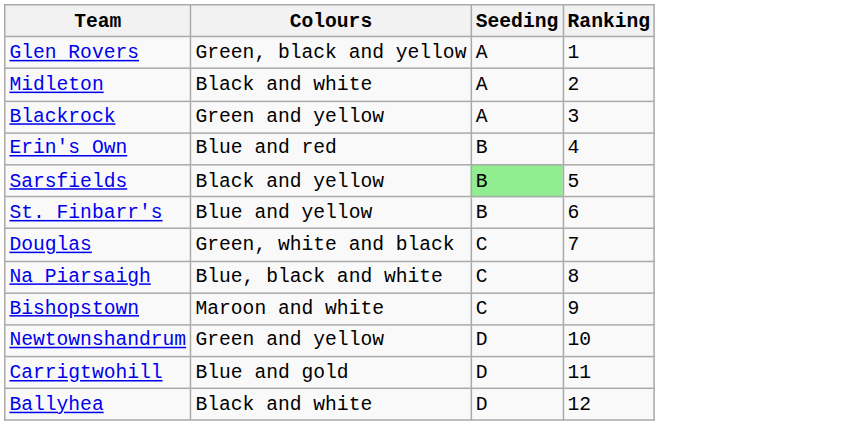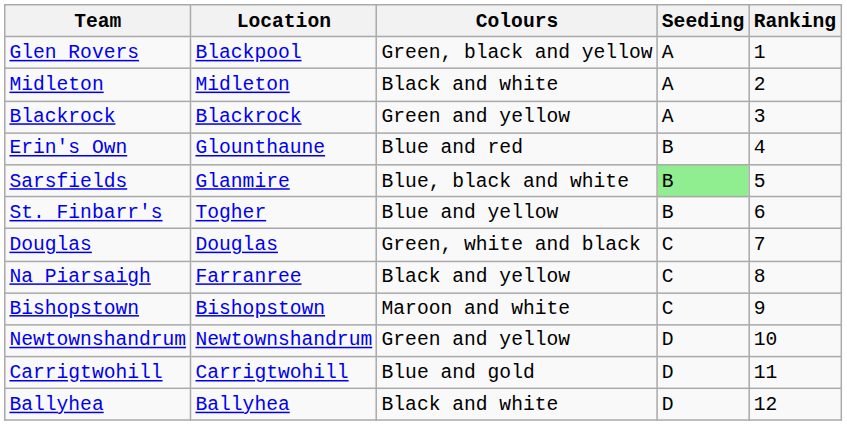+ column: (284, 21)
(290, 181) Black and yellow -> (505, 181) Blue, black and white
(319, 277) Blue, black and white -> (476, 277) Black and yellow
